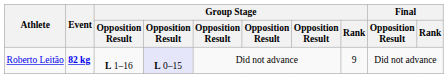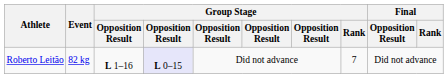(79, 60) bold -> (79, 60) normal
(354, 60) 9 -> (354, 60) 7
